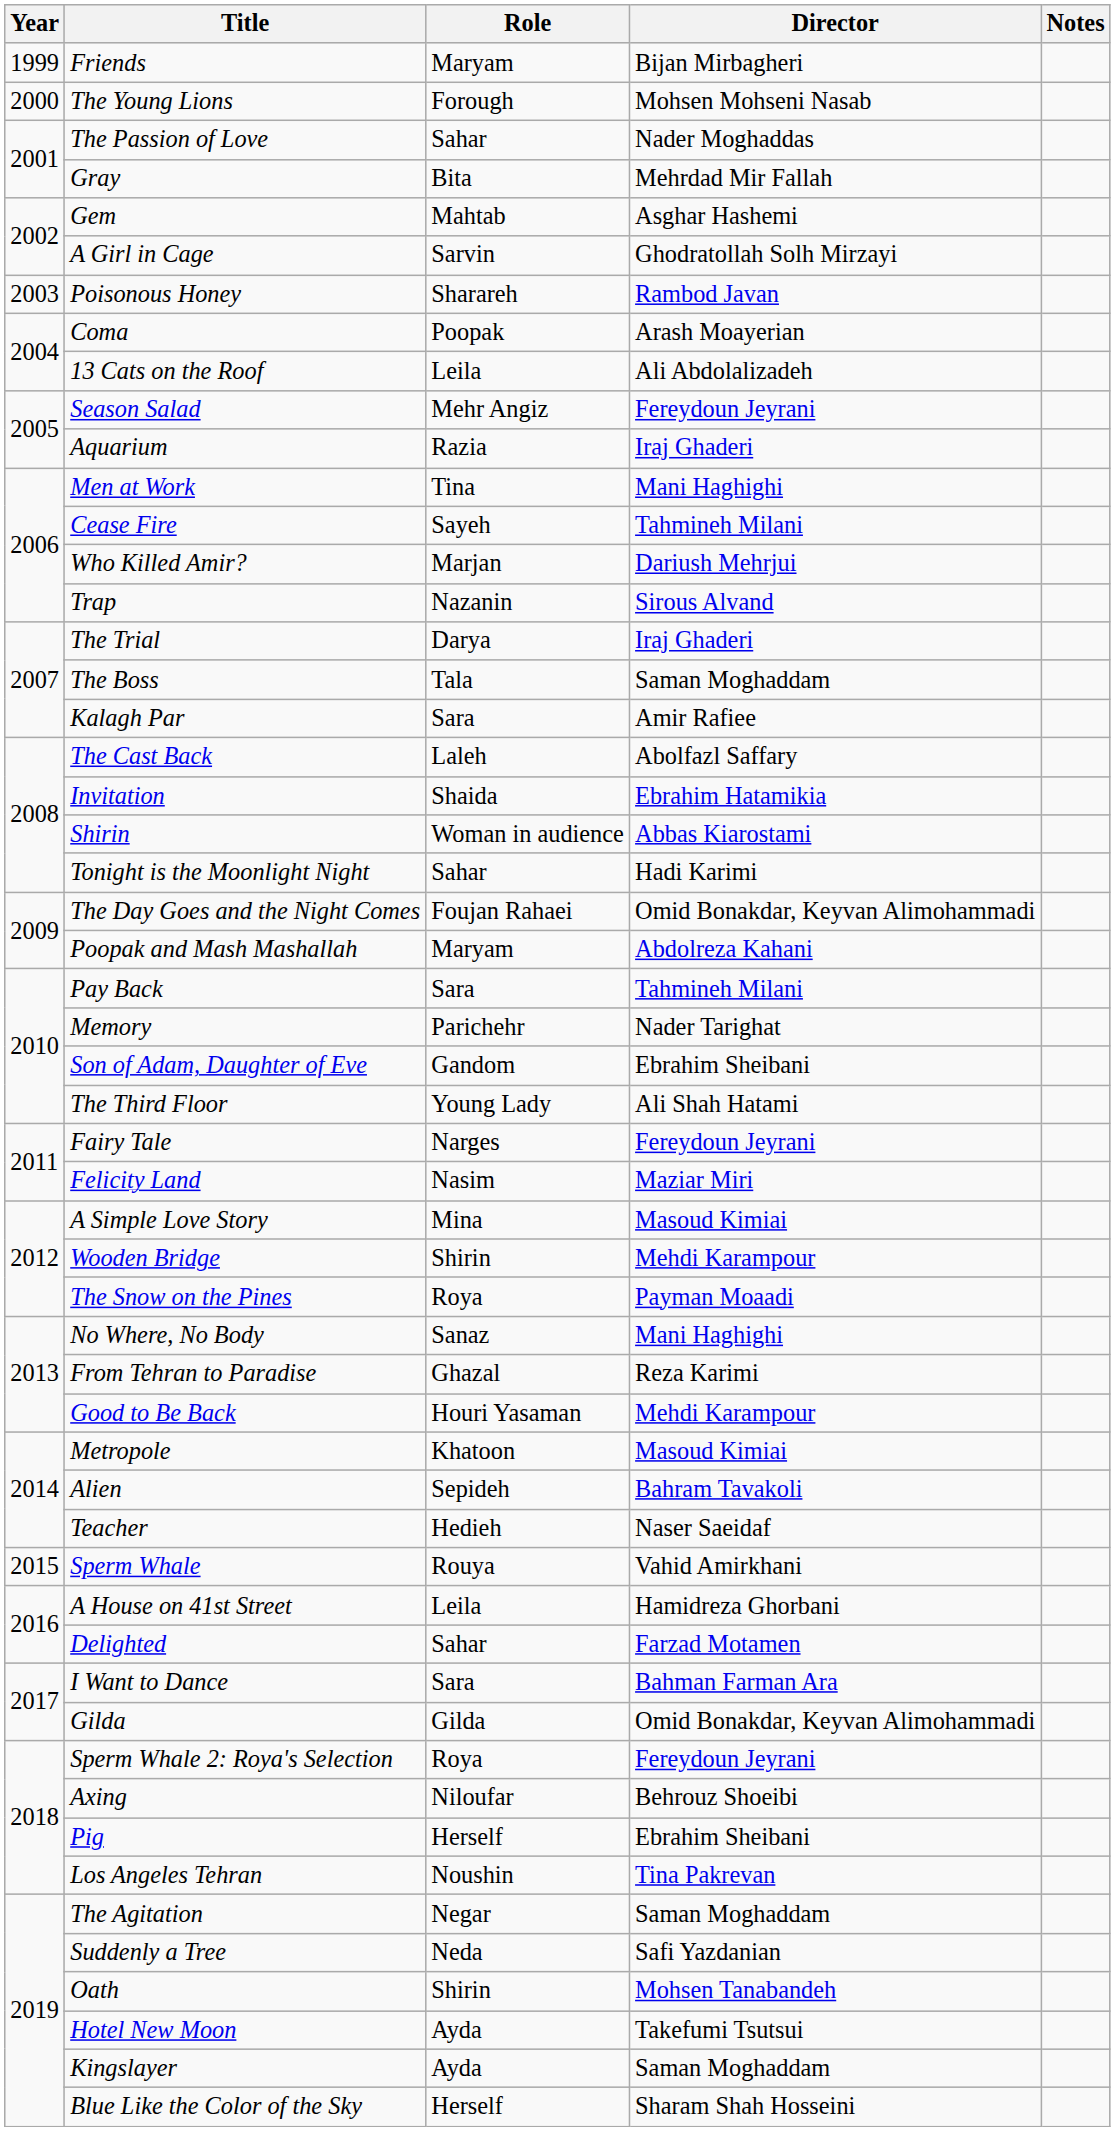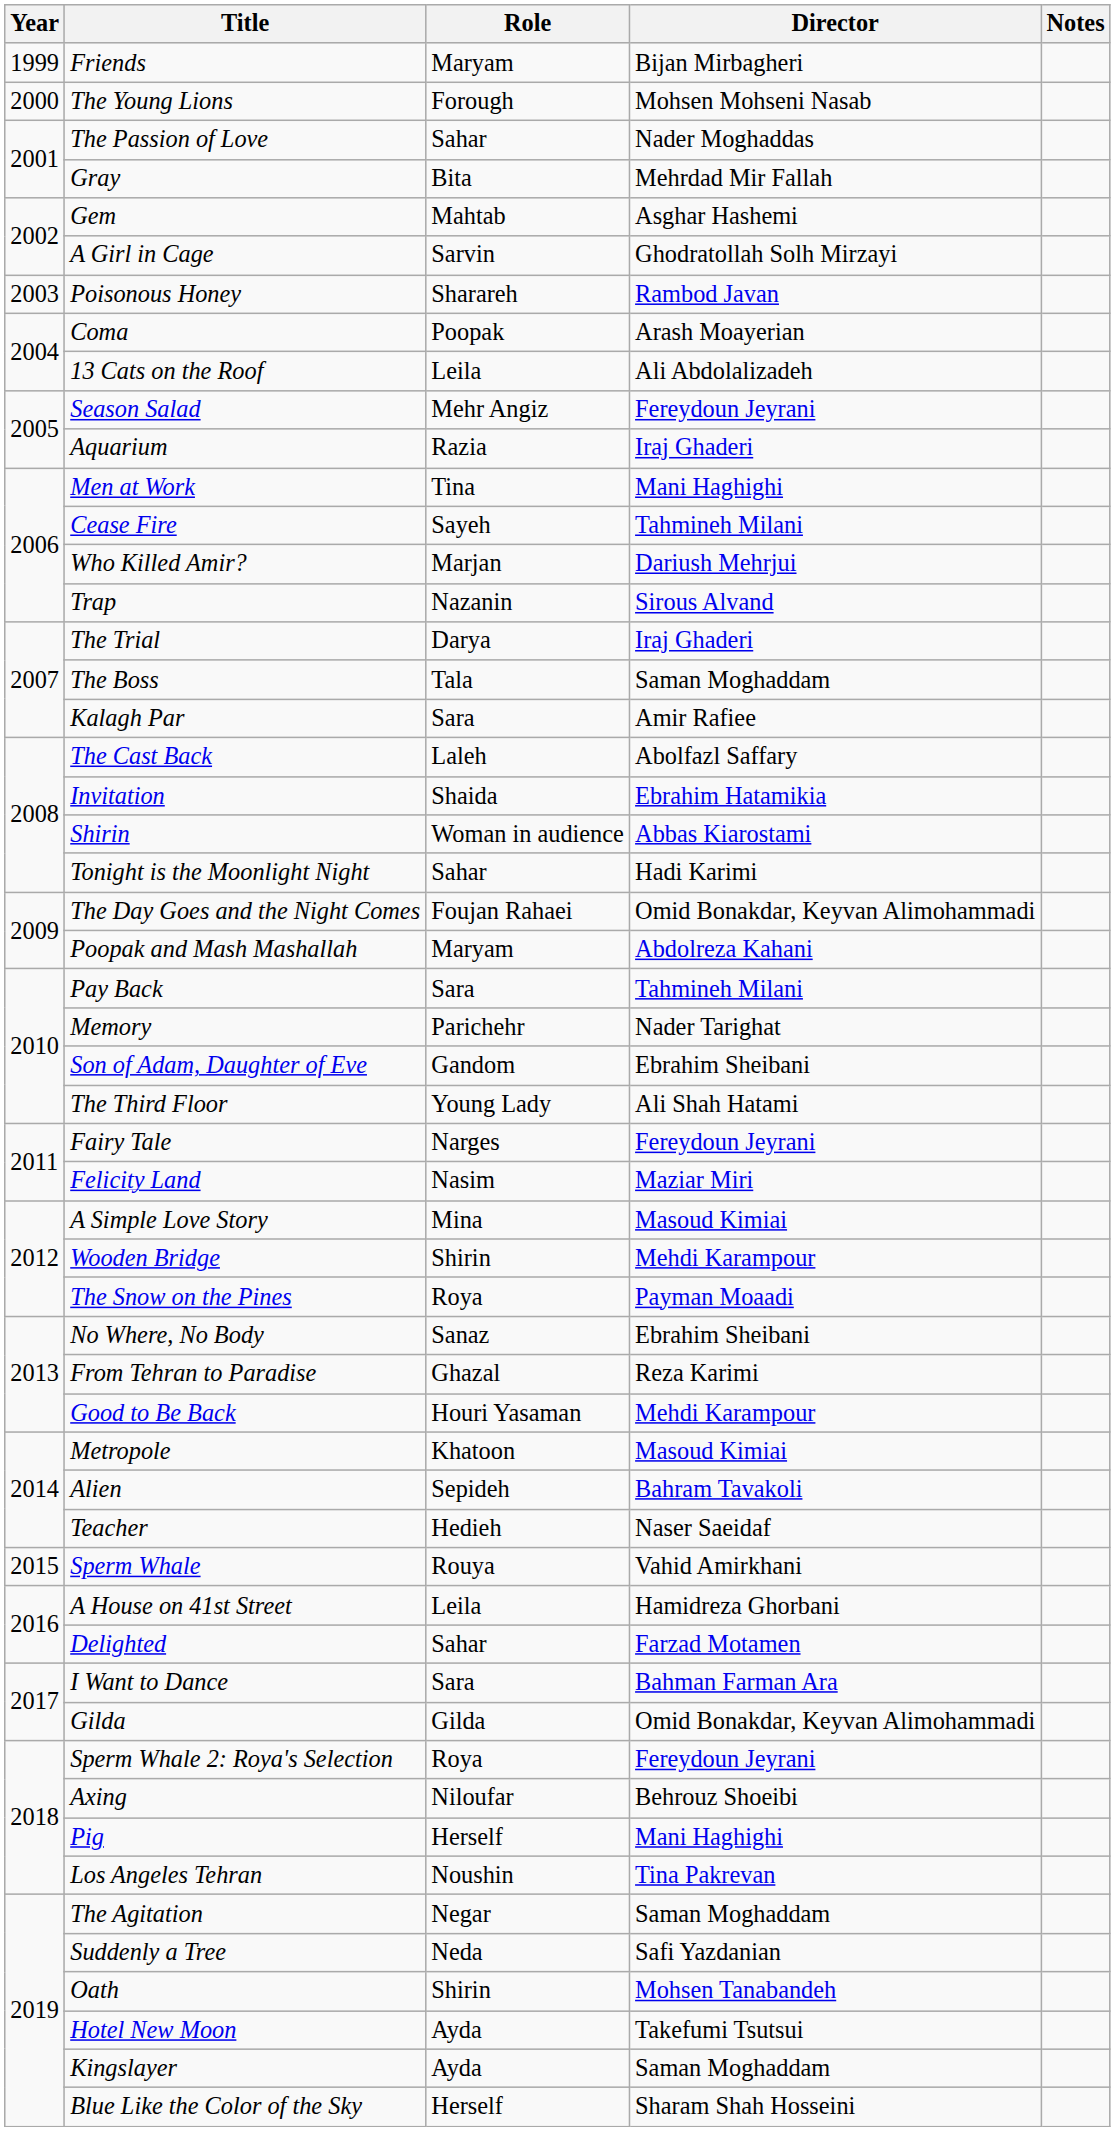(709, 1335) Mani Haghighi -> (723, 1335) Ebrahim Sheibani
(723, 1836) Ebrahim Sheibani -> (709, 1836) Mani Haghighi
